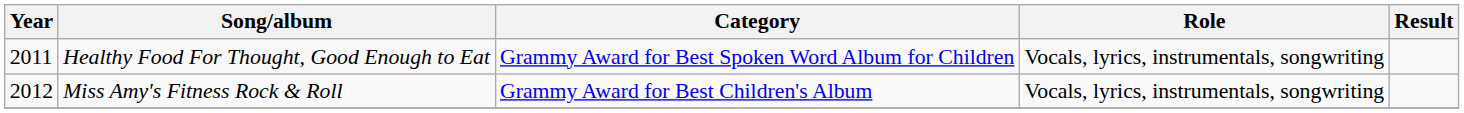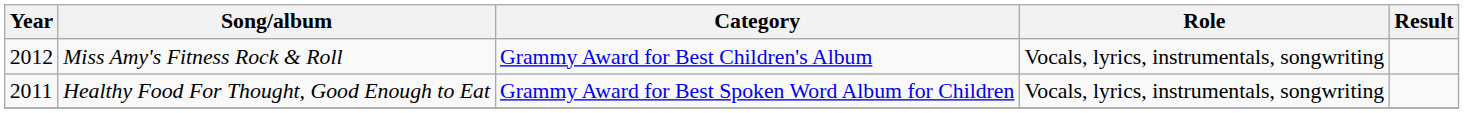rows swapped: (277, 56) <-> (203, 90)
